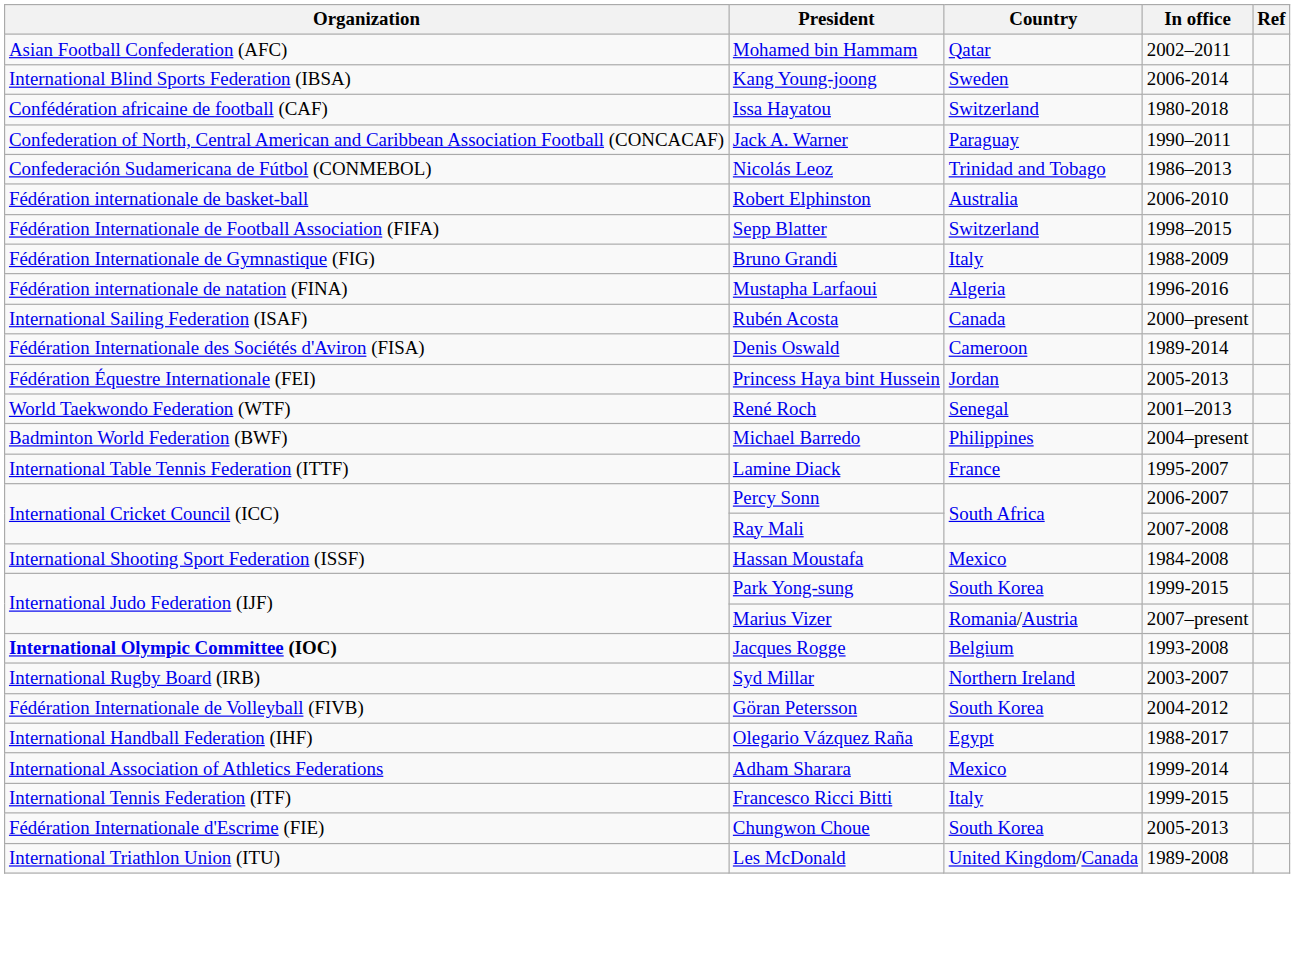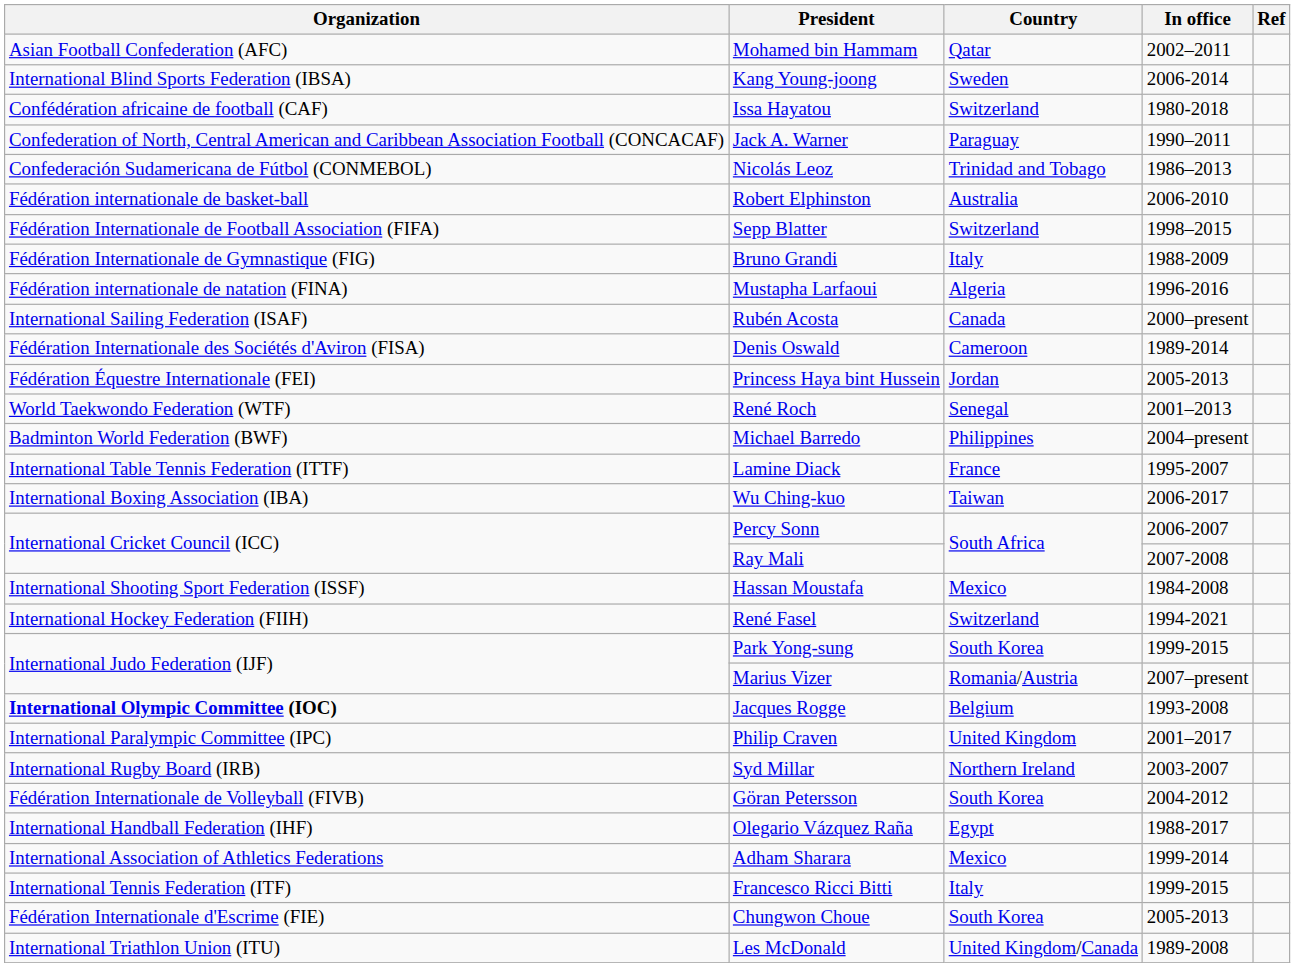+ row: (789, 498)
+ row: (775, 618)
+ row: (785, 738)
